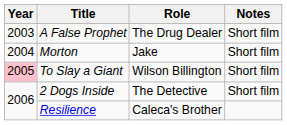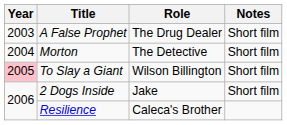(145, 52) Jake -> (170, 52) The Detective
(170, 91) The Detective -> (145, 91) Jake
